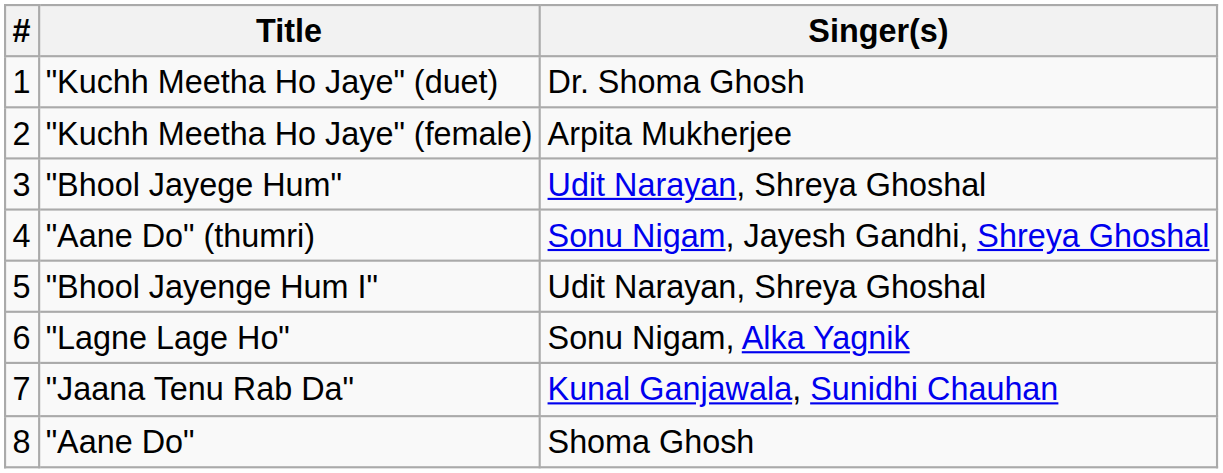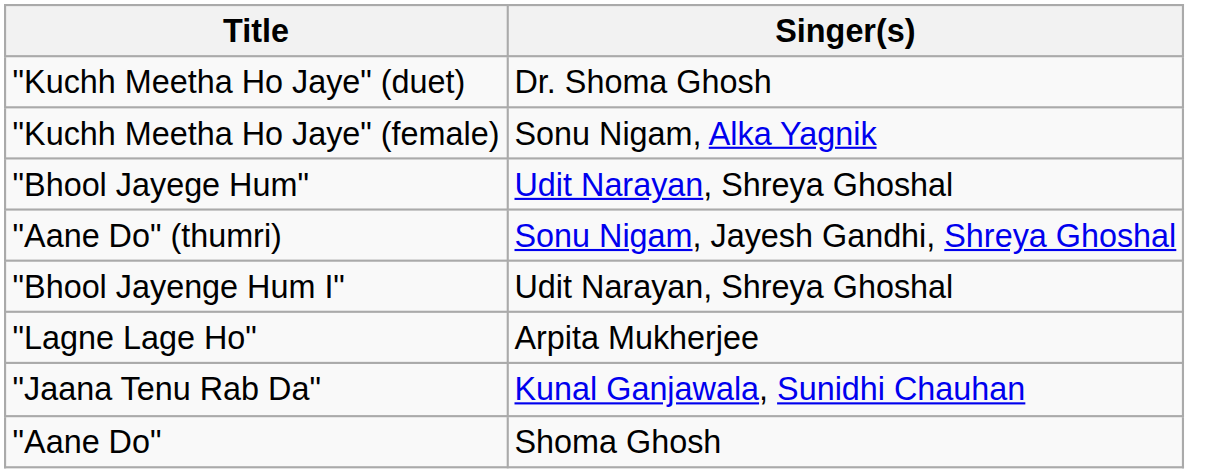- column: (22, 31)
(670, 133) Arpita Mukherjee -> (696, 133) Sonu Nigam, Alka Yagnik
(729, 338) Sonu Nigam, Alka Yagnik -> (637, 338) Arpita Mukherjee
